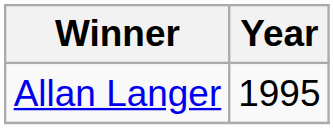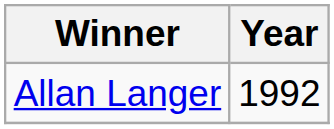(279, 92) 1995 -> (279, 92) 1992
